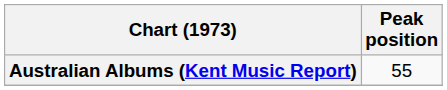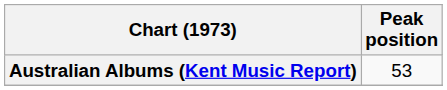(402, 70) 55 -> (402, 70) 53
